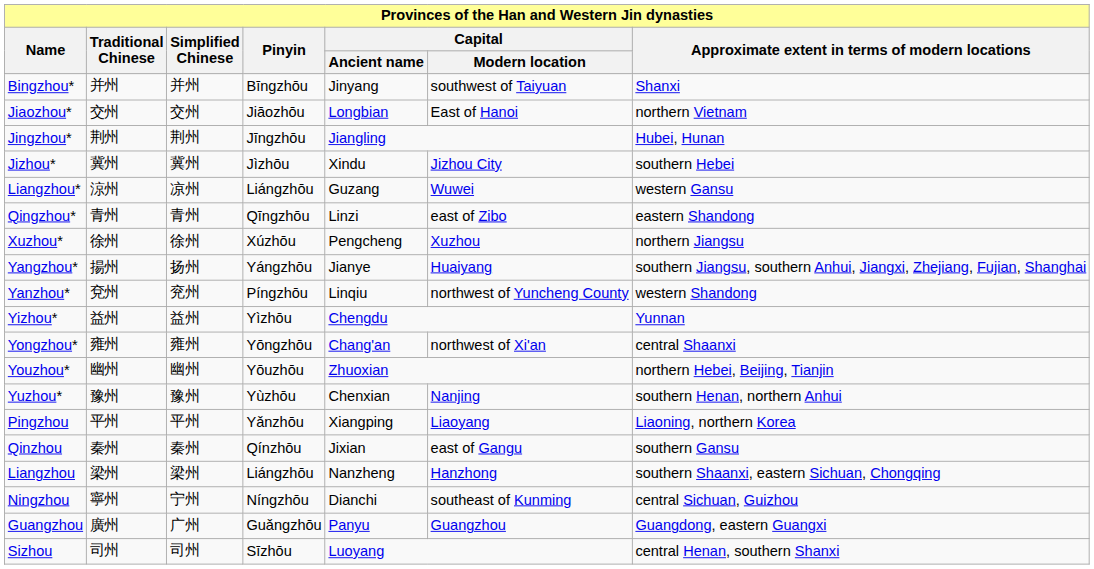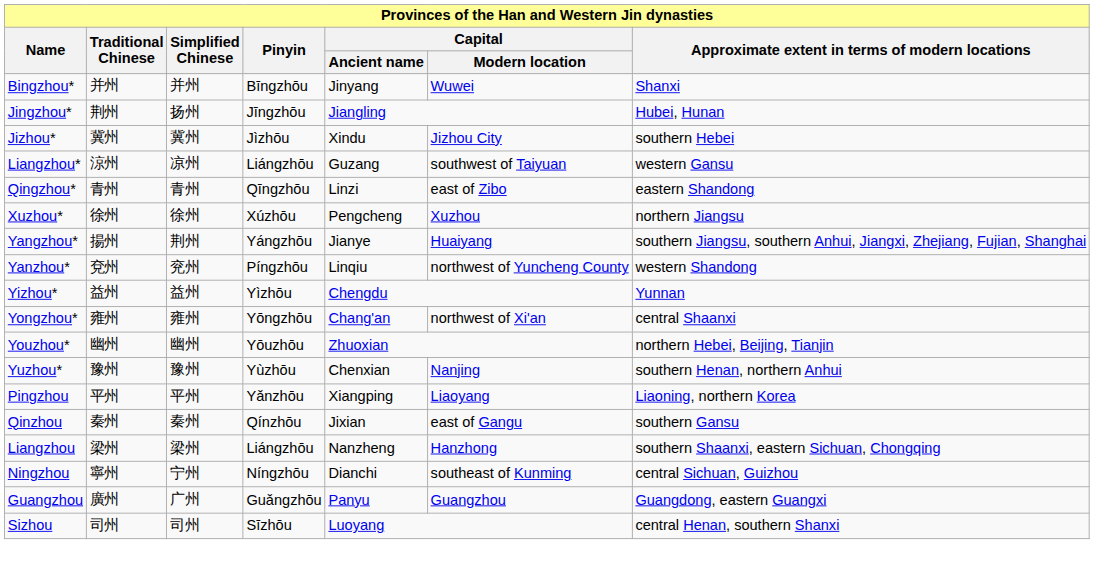(498, 86) southwest of Taiyuan -> (452, 86) Wuwei
- row: (40, 112)
(185, 137) 荆州 -> (185, 112) 扬州
(452, 189) Wuwei -> (498, 164) southwest of Taiyuan
(185, 266) 扬州 -> (185, 241) 荆州
